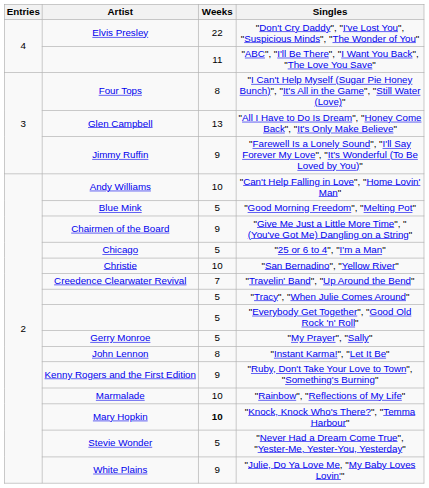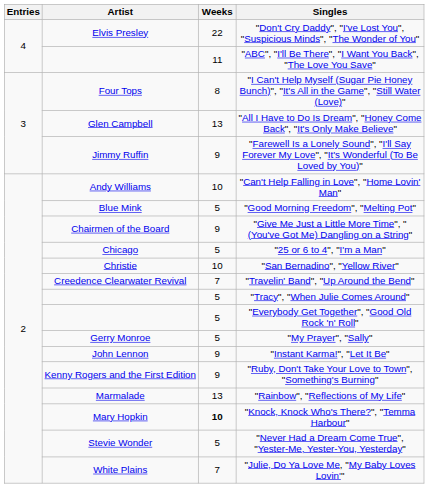(217, 354) 8 -> (217, 354) 9
(217, 396) 10 -> (217, 396) 13
(217, 470) 9 -> (217, 470) 7
